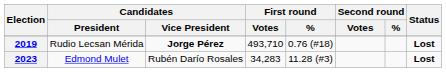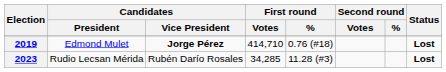(97, 43) Rudio Lecsan Mérida -> (97, 43) Edmond Mulet
(265, 43) 493,710 -> (265, 43) 414,710
(97, 59) Edmond Mulet -> (97, 59) Rudio Lecsan Mérida
(265, 59) 34,283 -> (265, 59) 34,285
